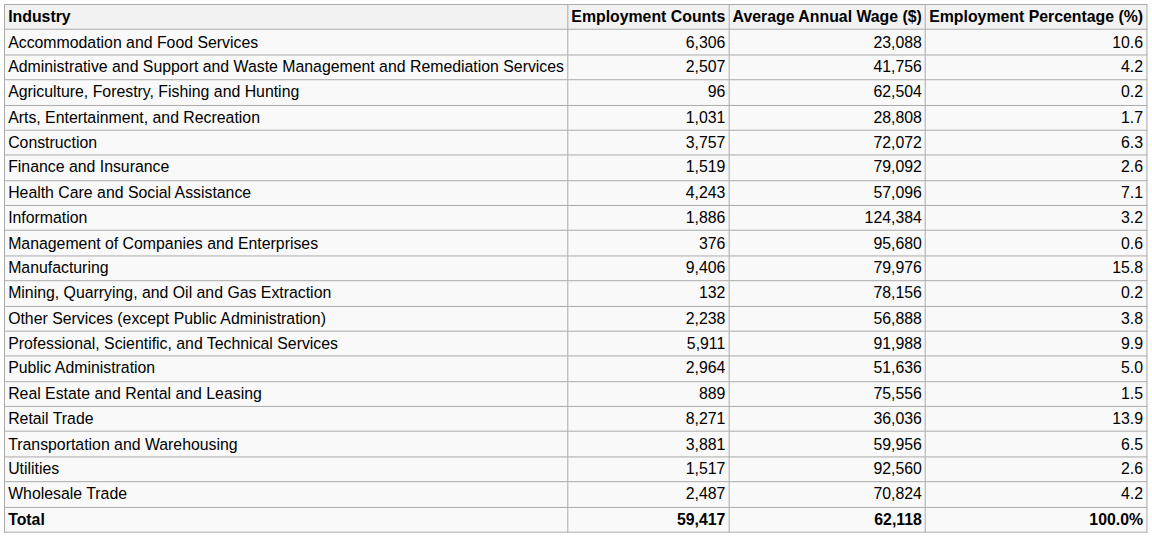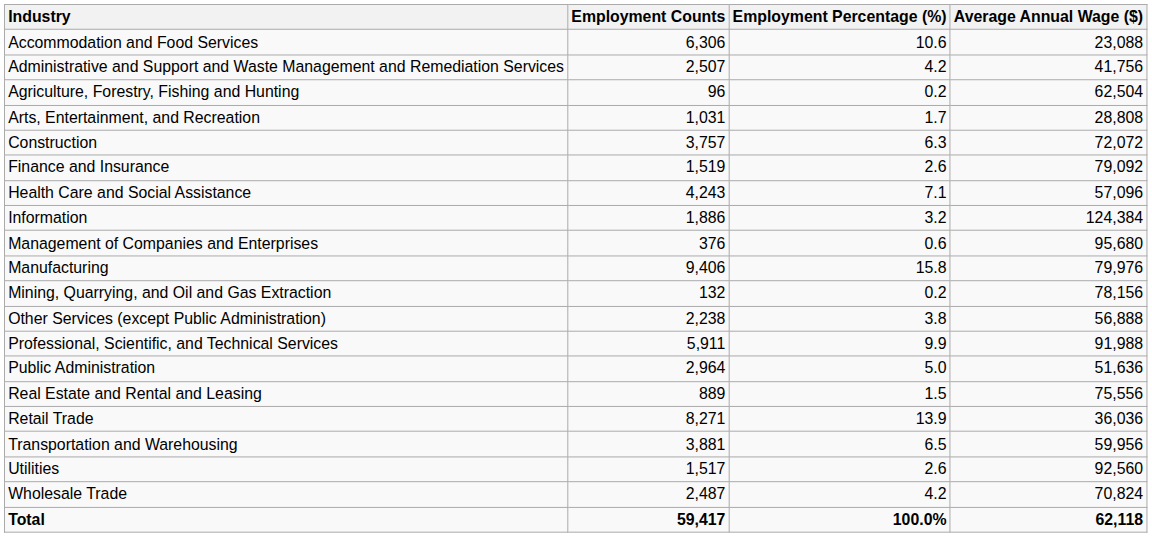columns swapped: (1036, 17) <-> (827, 17)
